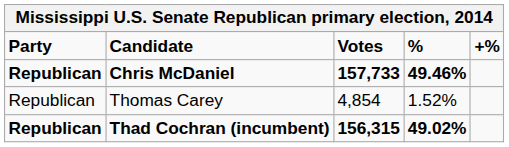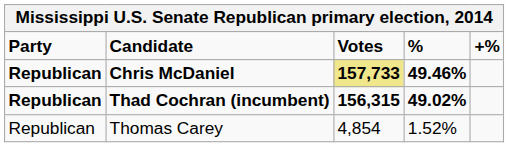(369, 73) no background -> (369, 73) khaki background
rows swapped: (220, 127) <-> (166, 100)
